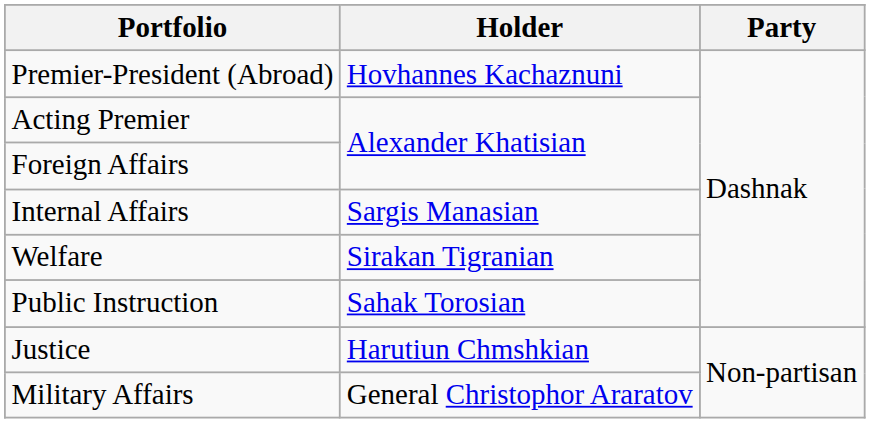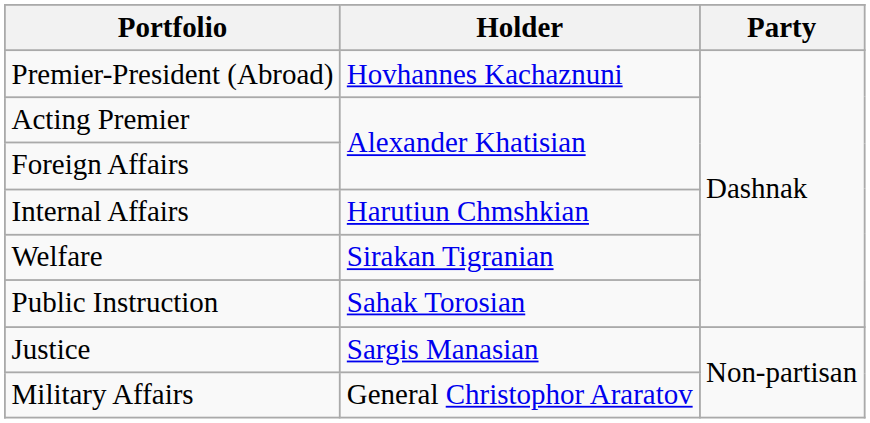(443, 211) Sargis Manasian -> (468, 211) Harutiun Chmshkian
(468, 348) Harutiun Chmshkian -> (443, 348) Sargis Manasian
